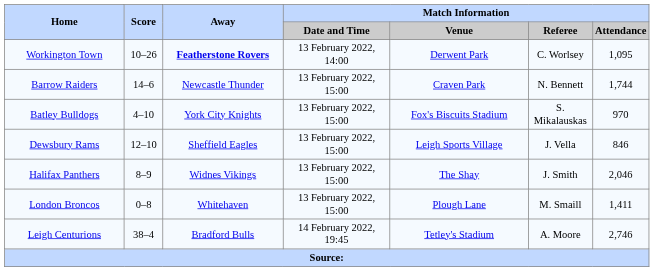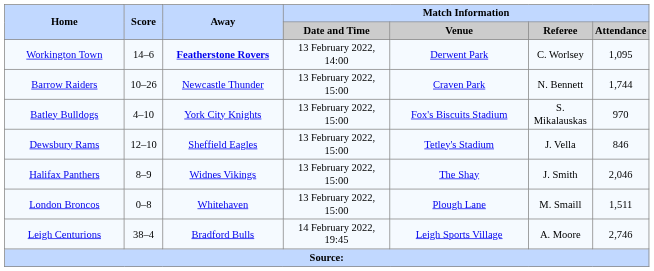(144, 54) 10–26 -> (144, 54) 14–6
(144, 84) 14–6 -> (144, 84) 10–26
(459, 144) Leigh Sports Village -> (459, 144) Tetley's Stadium
(621, 204) 1,411 -> (621, 204) 1,511
(459, 234) Tetley's Stadium -> (459, 234) Leigh Sports Village
